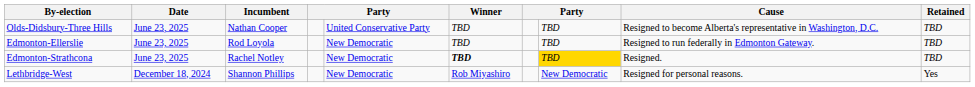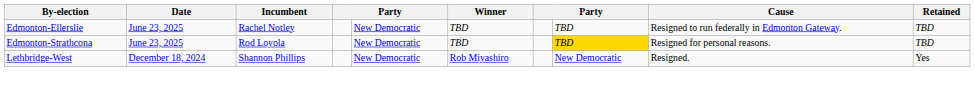- row: (59, 27)
(251, 43) Rod Loyola -> (267, 27) Rachel Notley
(256, 58) Rachel Notley -> (262, 43) Rod Loyola
(461, 58) bold -> (459, 43) normal
(643, 58) Resigned. -> (711, 43) Resigned for personal reasons.
(683, 74) Resigned for personal reasons. -> (670, 58) Resigned.
